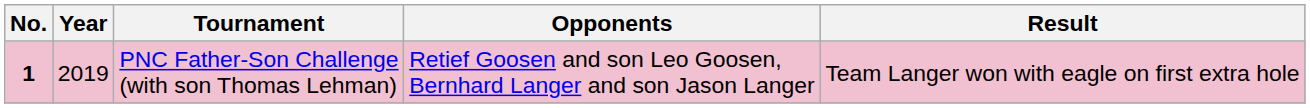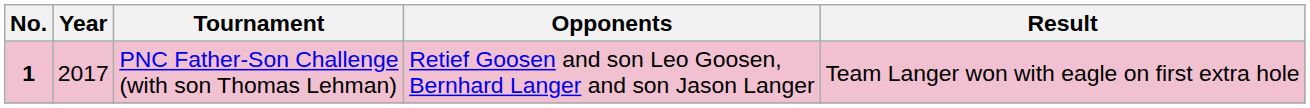(83, 72) 2019 -> (83, 72) 2017
